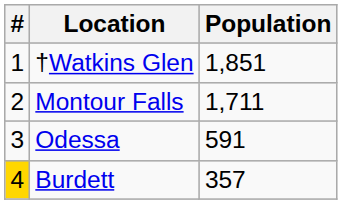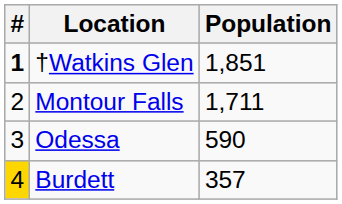(17, 62) normal -> (17, 62) bold
(225, 140) 591 -> (225, 140) 590
